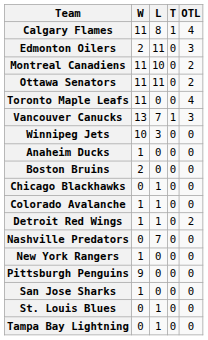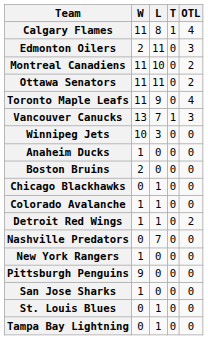(158, 100) 0 -> (158, 100) 9
